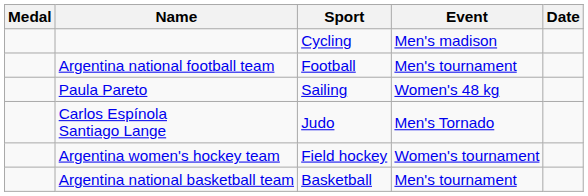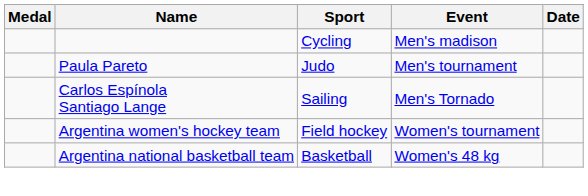- row: (167, 65)
(324, 90) Sailing -> (318, 65) Judo
(447, 90) Women's 48 kg -> (456, 65) Men's tournament
(318, 123) Judo -> (324, 98) Sailing
(456, 180) Men's tournament -> (447, 156) Women's 48 kg
